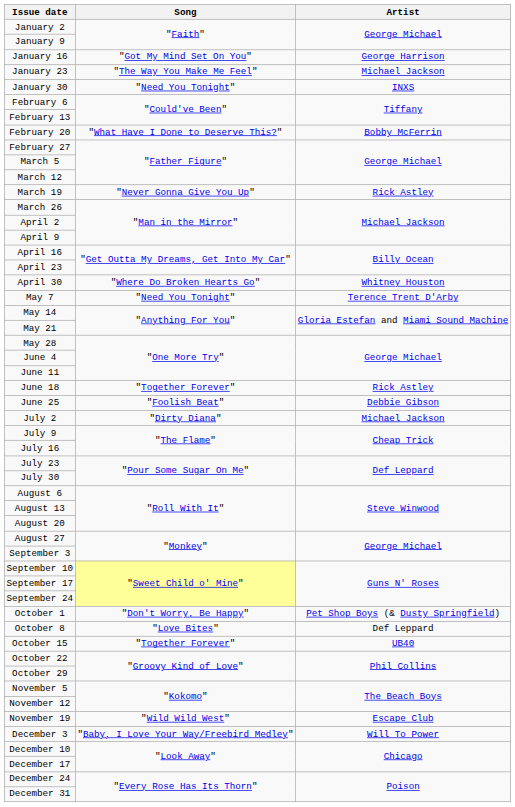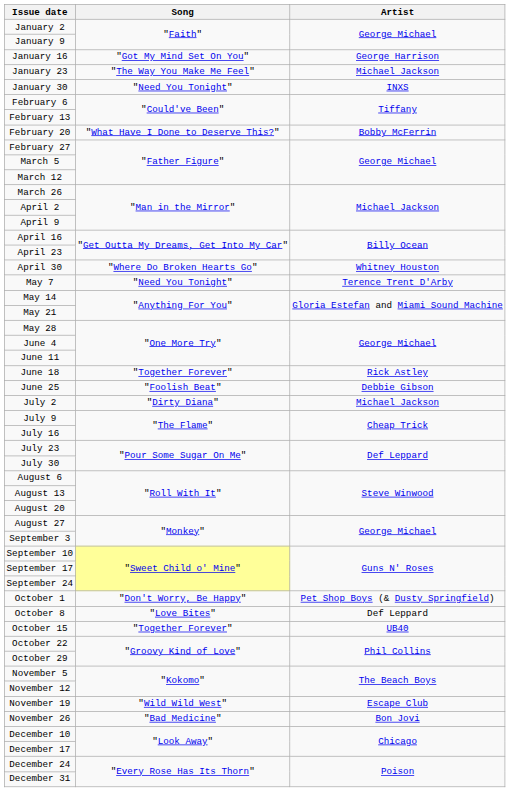- row: (40, 192)
+ row: (40, 719)
- row: (40, 734)
